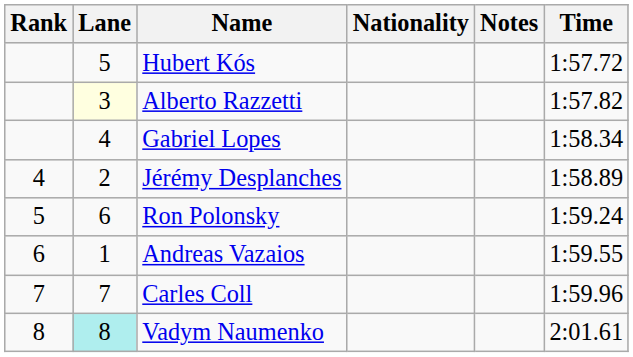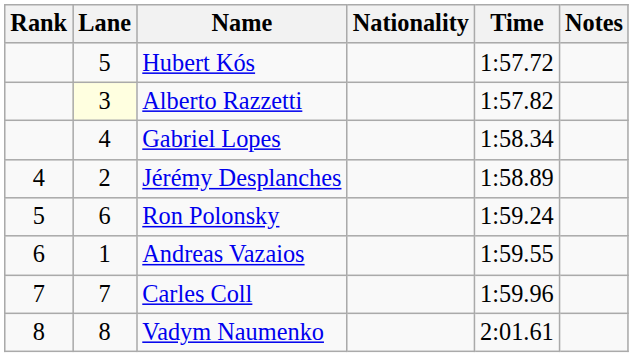columns swapped: (586, 23) <-> (509, 23)
(105, 332) paleturquoise background -> (105, 332) no background
